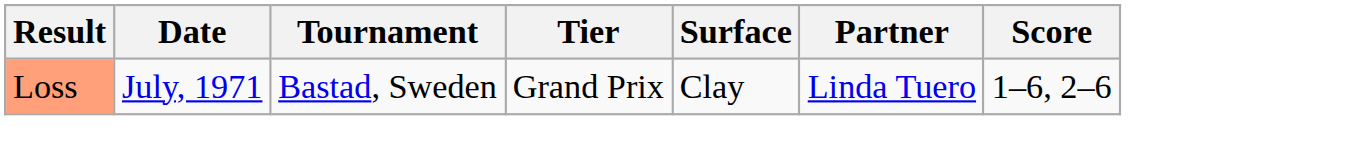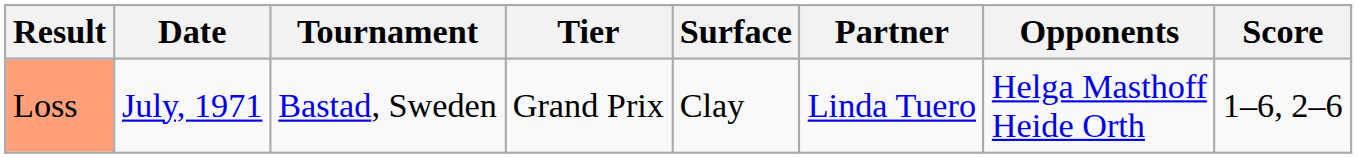+ column: (1099, 31)
